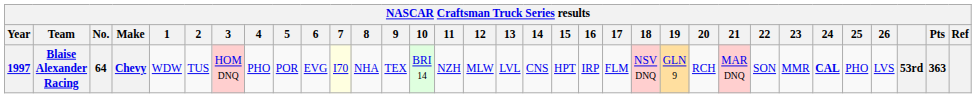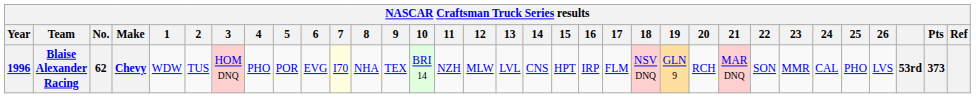(19, 68) 1997 -> (19, 68) 1996
(101, 68) 64 -> (101, 68) 62
(827, 68) bold -> (827, 68) normal
(937, 68) 363 -> (936, 68) 373
